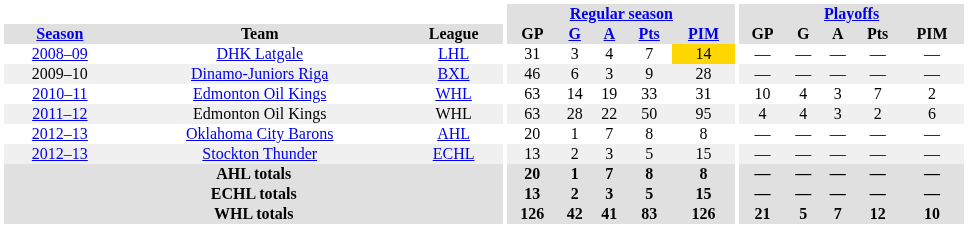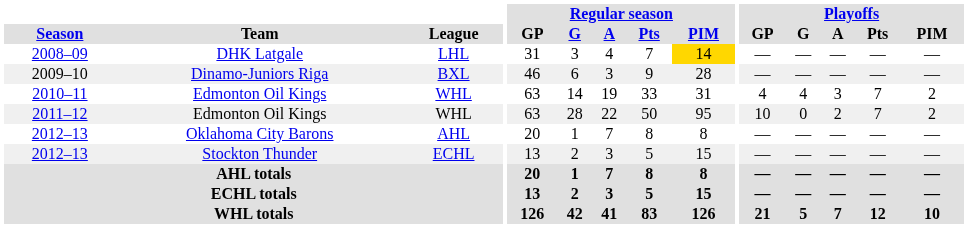(763, 94) 10 -> (763, 94) 4
(763, 114) 4 -> (763, 114) 10
(803, 114) 4 -> (803, 114) 0
(838, 114) 3 -> (838, 114) 2
(878, 114) 2 -> (878, 114) 7
(932, 114) 6 -> (932, 114) 2
